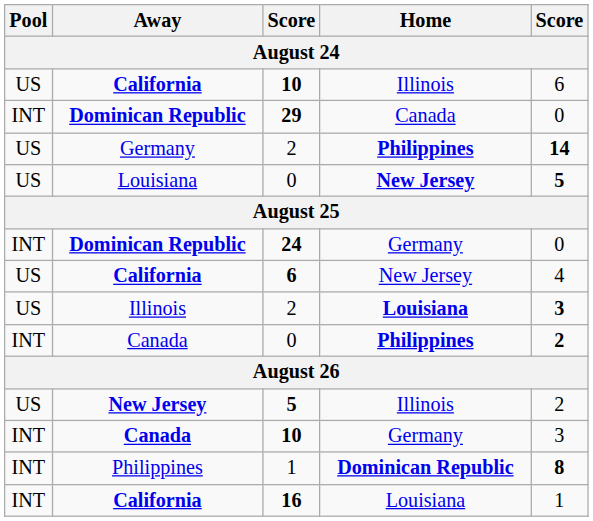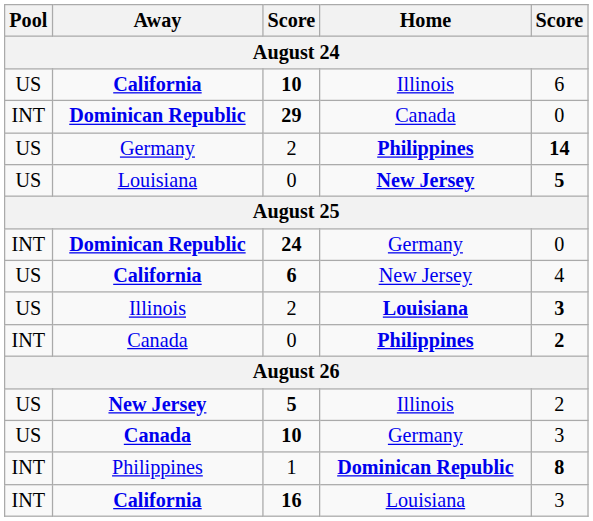(28, 436) INT -> (28, 436) US
(559, 500) 1 -> (559, 500) 3
